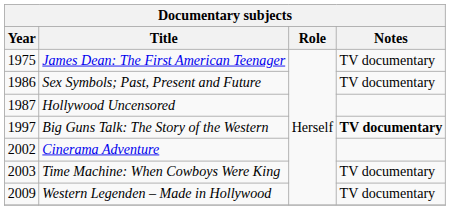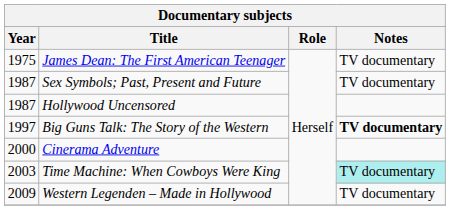(22, 82) 1986 -> (22, 82) 1987
(22, 149) 2002 -> (22, 149) 2000
(387, 171) no background -> (387, 171) paleturquoise background
